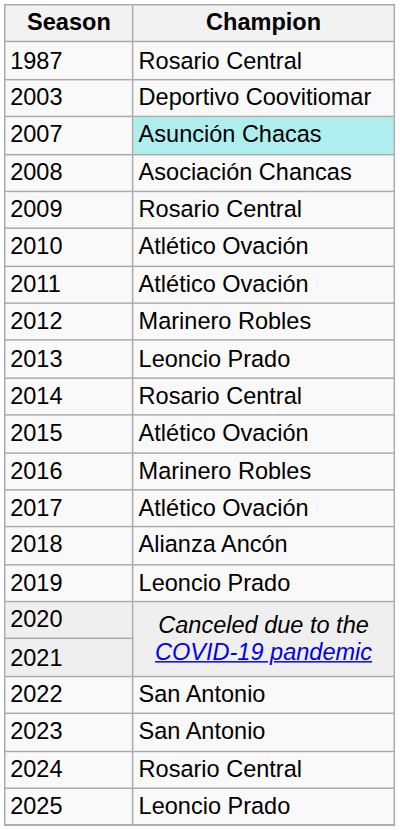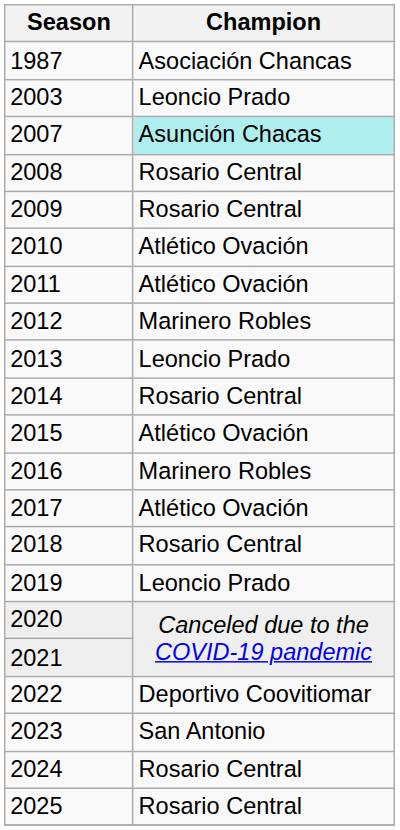(220, 60) Rosario Central -> (245, 60) Asociación Chancas
(255, 97) Deportivo Coovitiomar -> (214, 97) Leoncio Prado
(245, 172) Asociación Chancas -> (220, 172) Rosario Central
(213, 545) Alianza Ancón -> (220, 545) Rosario Central
(202, 694) San Antonio -> (255, 694) Deportivo Coovitiomar
(214, 806) Leoncio Prado -> (220, 806) Rosario Central
